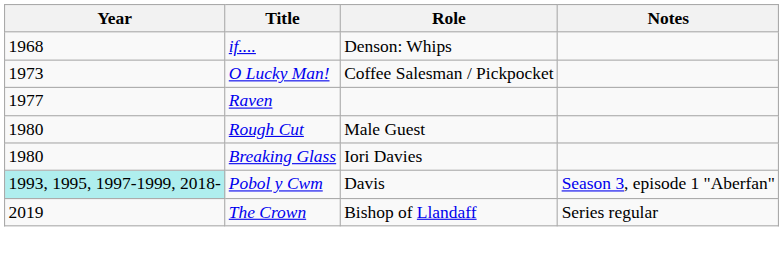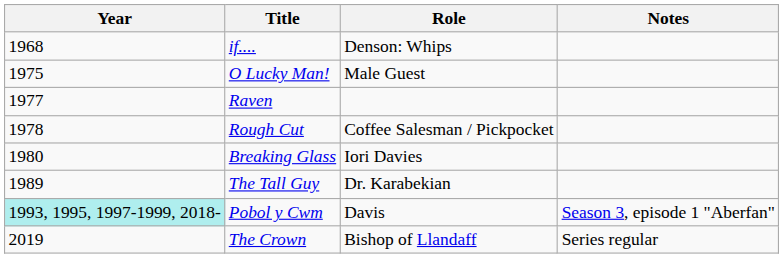(26, 73) 1973 -> (26, 73) 1975
(449, 73) Coffee Salesman / Pickpocket -> (385, 73) Male Guest
(26, 128) 1980 -> (26, 128) 1978
(385, 128) Male Guest -> (449, 128) Coffee Salesman / Pickpocket
+ row: (274, 184)
